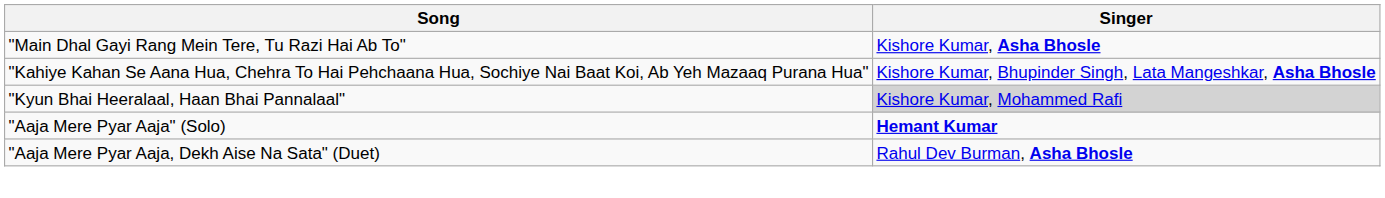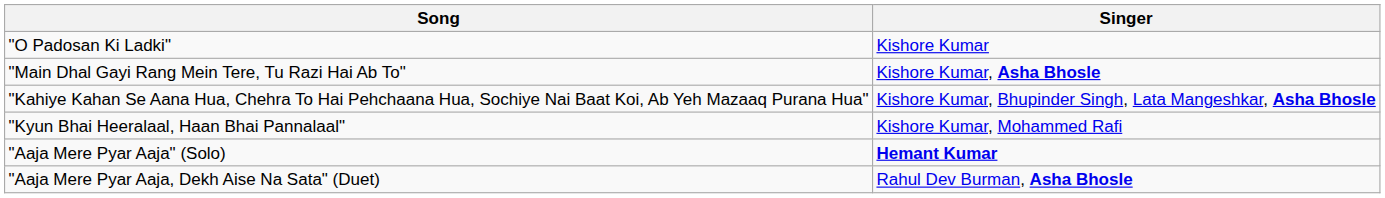+ row: (90, 45)
(999, 99) lightgrey background -> (999, 126) no background
